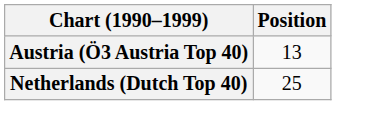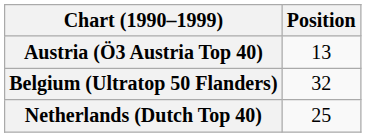+ row: (143, 83)
